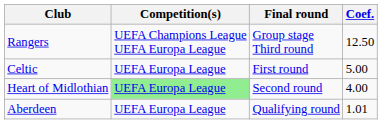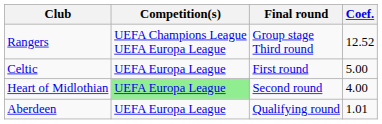(360, 41) 12.50 -> (360, 41) 12.52
